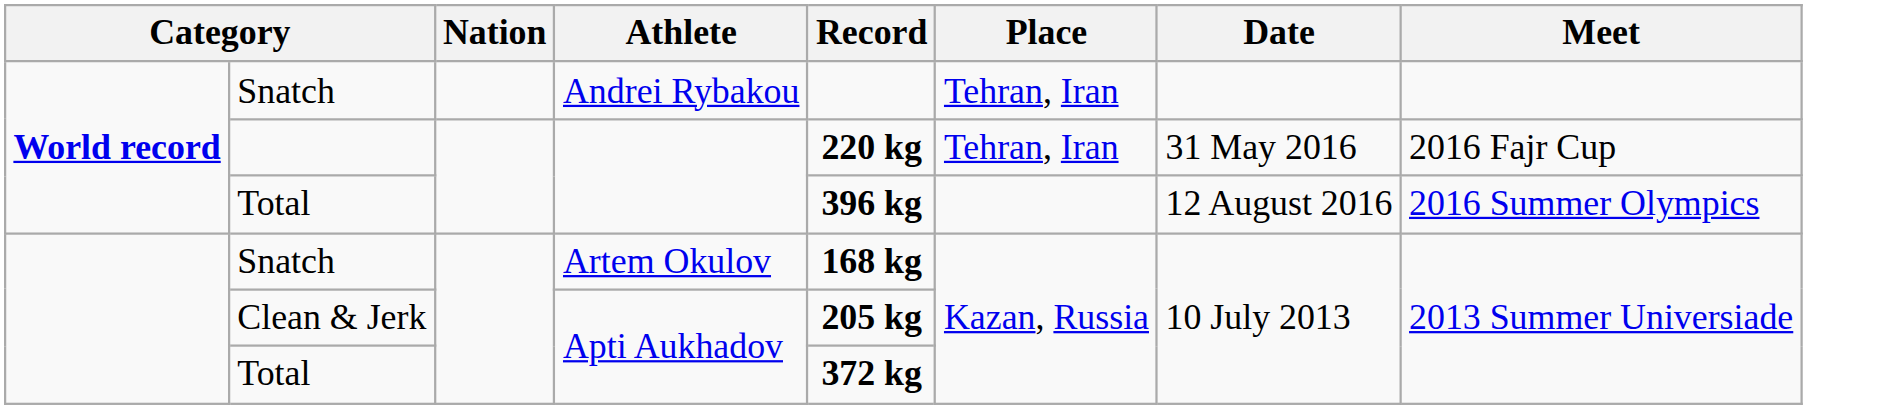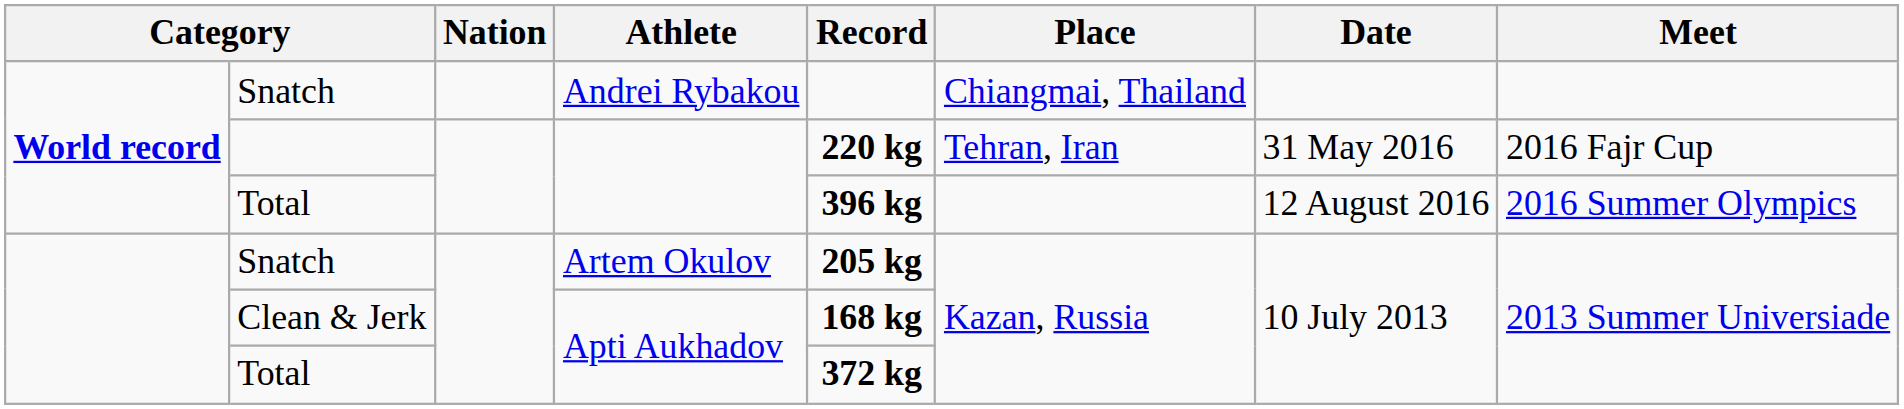(1031, 89) Tehran, Iran -> (1095, 89) Chiangmai, Thailand
(872, 260) 168 kg -> (872, 260) 205 kg
(872, 317) 205 kg -> (872, 317) 168 kg
